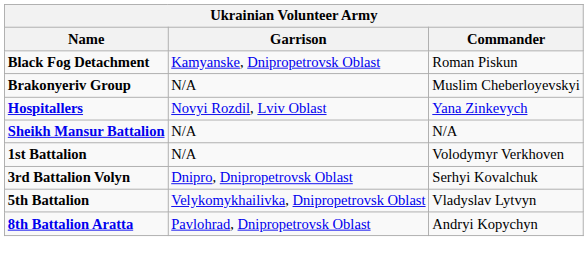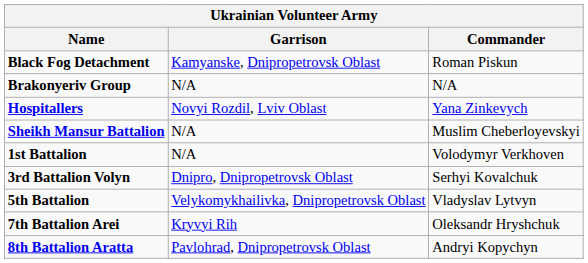(506, 85) Muslim Cheberloyevskyi -> (445, 85) N/A
(445, 131) N/A -> (506, 131) Muslim Cheberloyevskyi
+ row: (63, 223)
